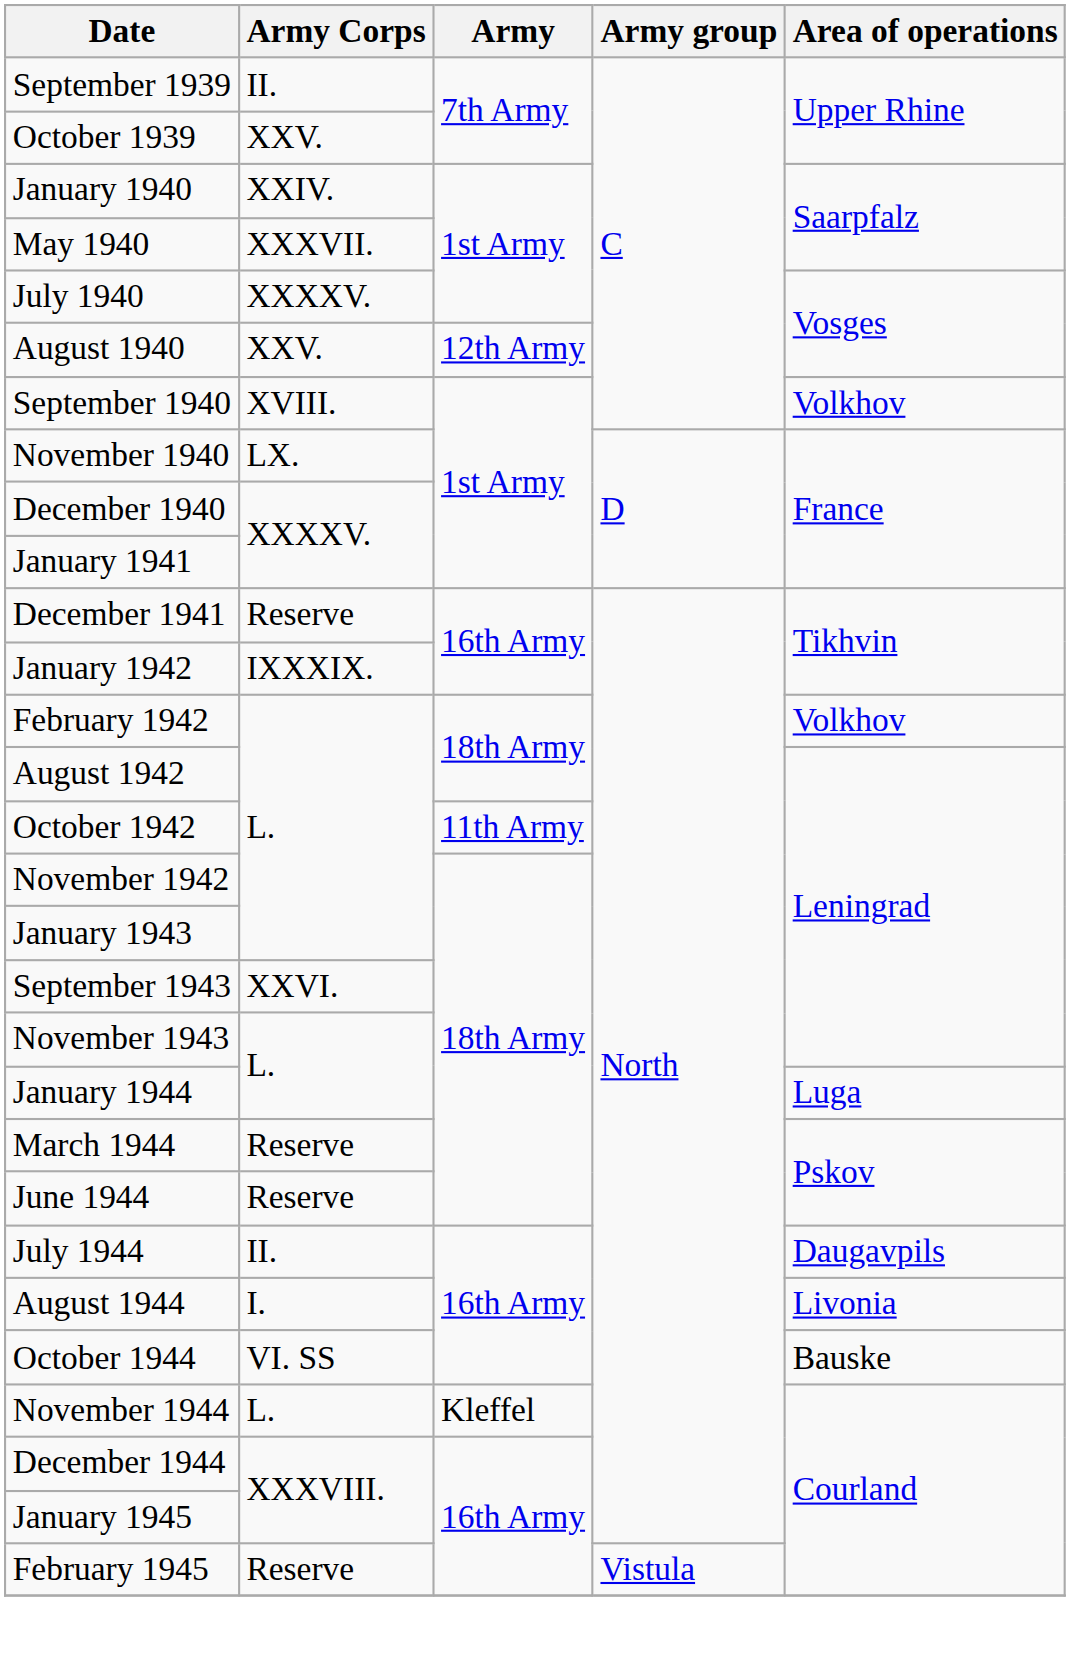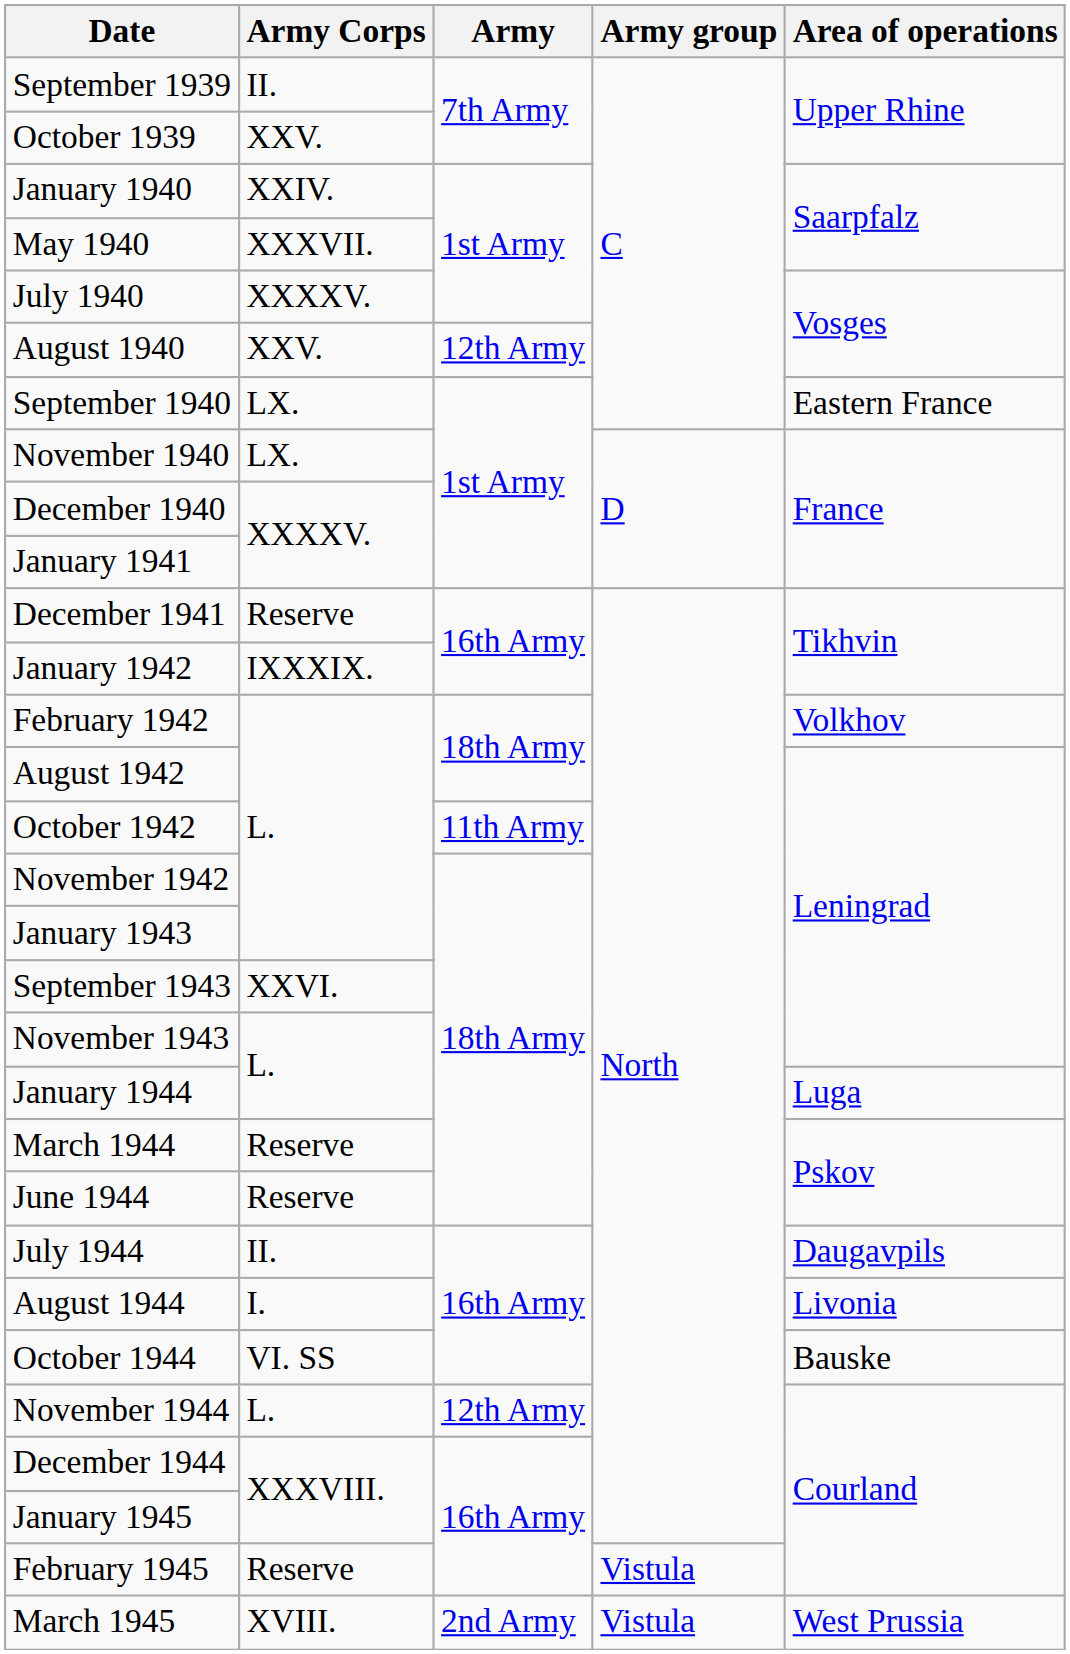(291, 402) XVIII. -> (273, 402) LX.
(849, 402) Volkhov -> (892, 402) Eastern France
(488, 1409) Kleffel -> (513, 1409) 12th Army
+ row: (94, 1622)
